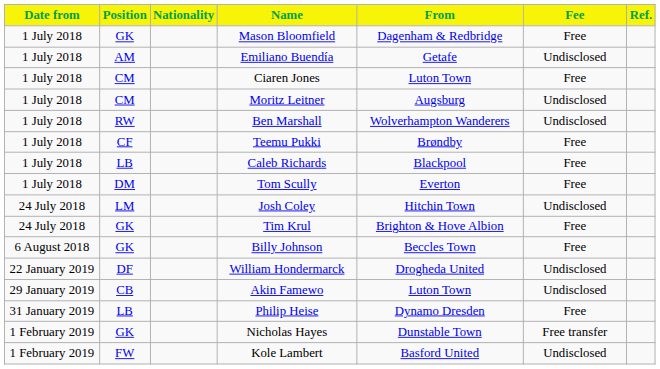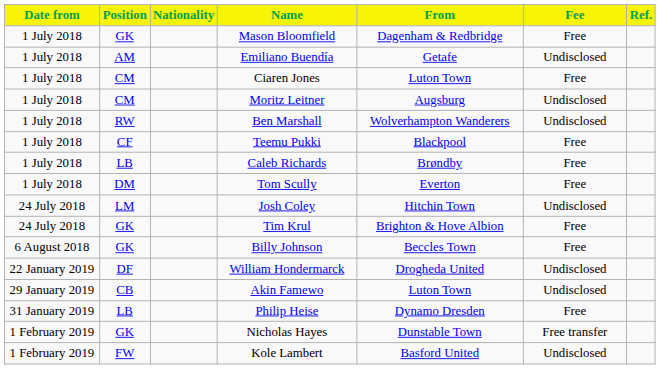(440, 142) Brøndby -> (440, 142) Blackpool
(440, 163) Blackpool -> (440, 163) Brøndby
